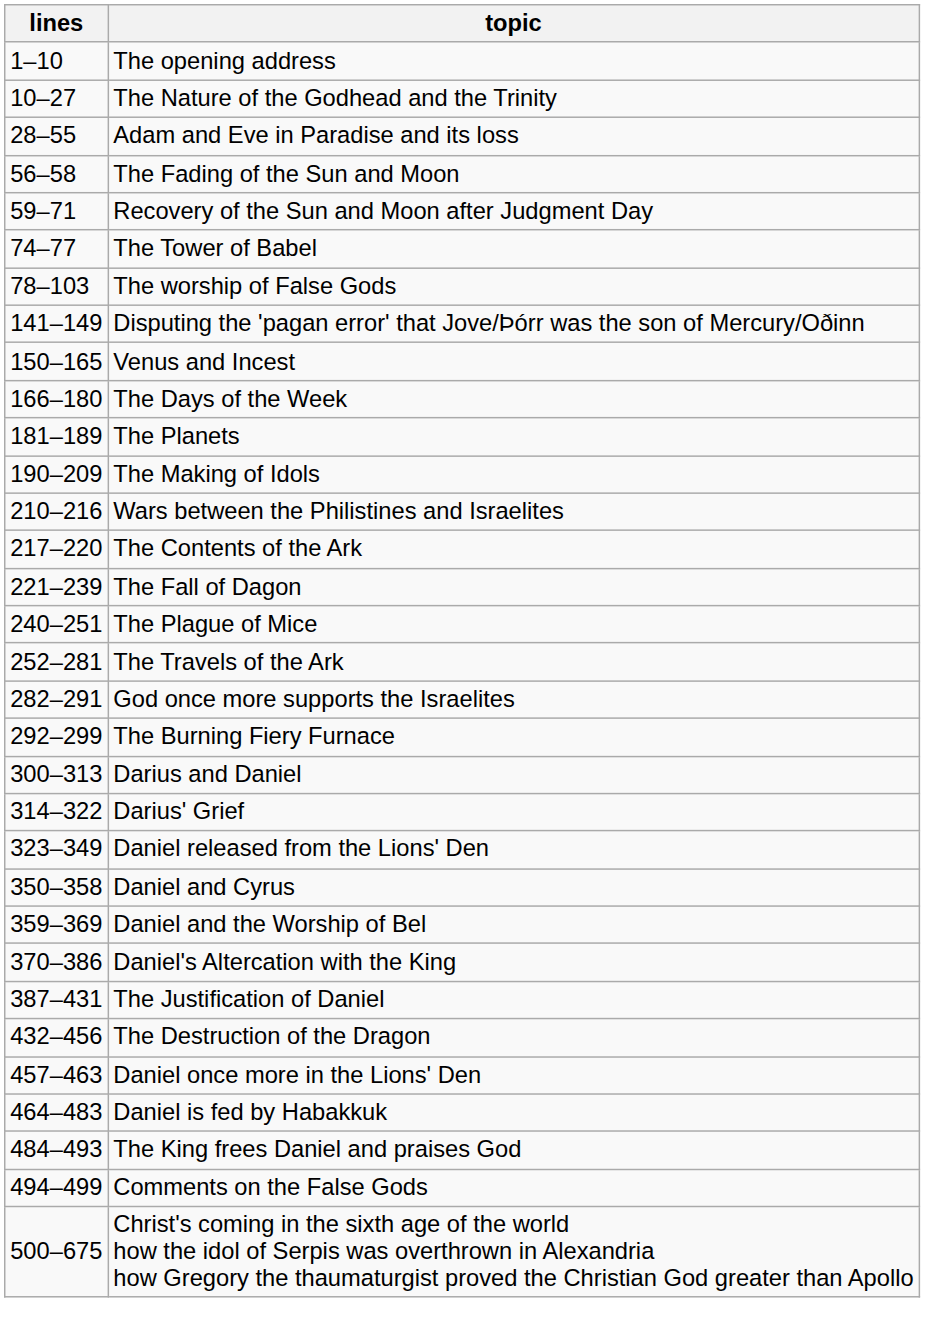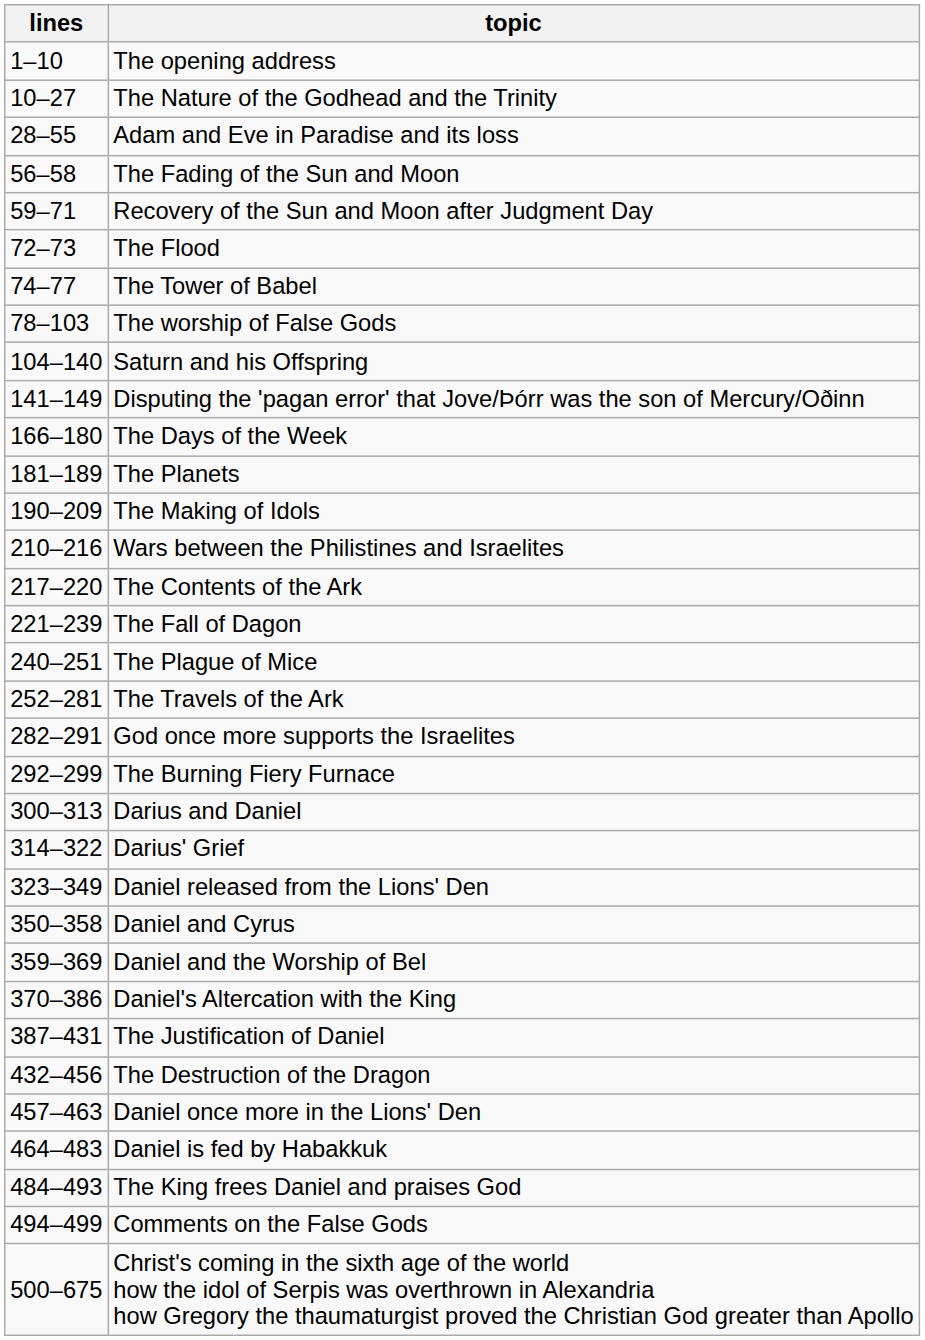+ row: (167, 248)
+ row: (241, 361)
- row: (204, 361)
